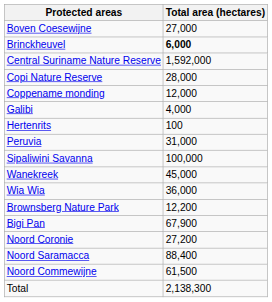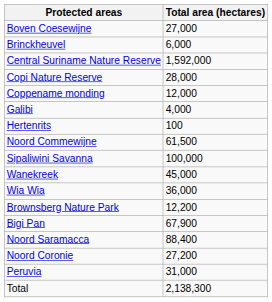(178, 45) bold -> (178, 45) normal
rows swapped: (24, 142) <-> (52, 272)
rows swapped: (40, 239) <-> (48, 256)
